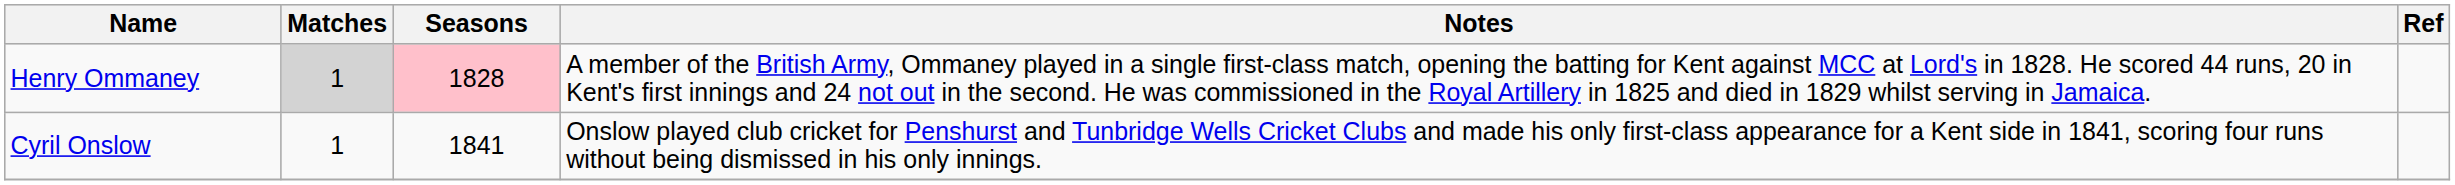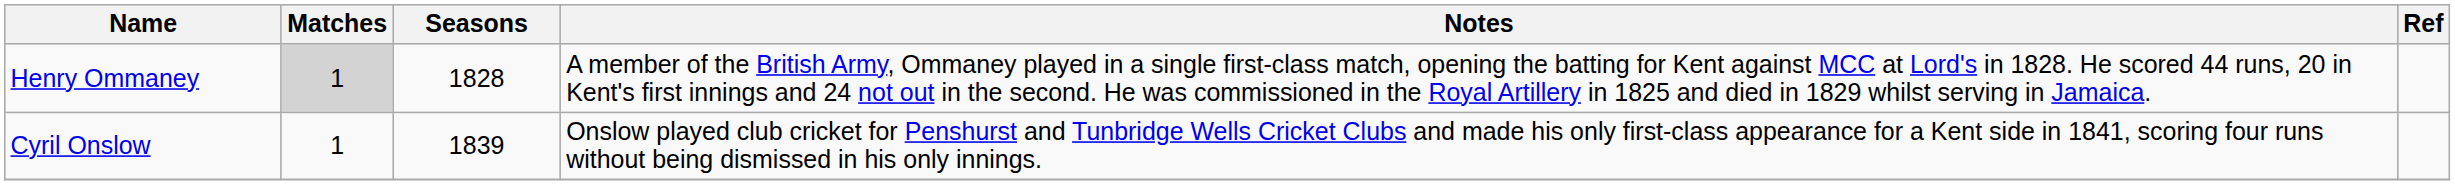(477, 77) pink background -> (477, 77) no background
(477, 145) 1841 -> (477, 145) 1839
